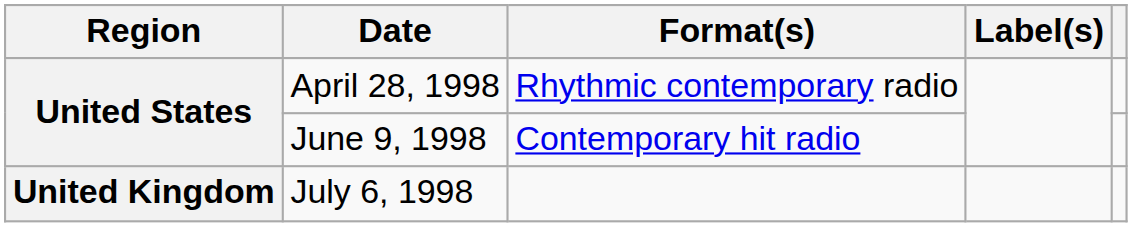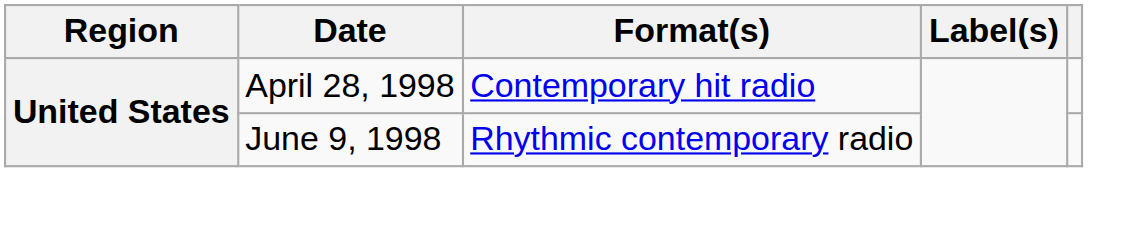(737, 85) Rhythmic contemporary radio -> (643, 85) Contemporary hit radio
(688, 138) Contemporary hit radio -> (692, 138) Rhythmic contemporary radio
- row: (382, 192)
